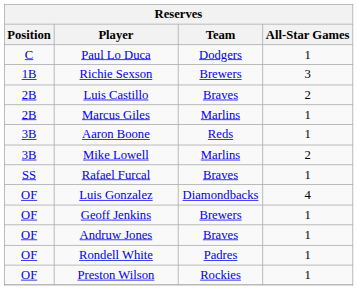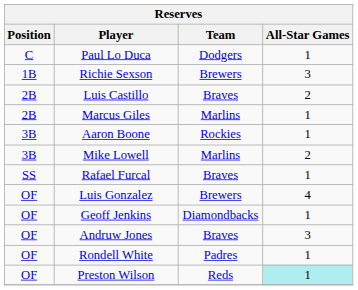(221, 134) Reds -> (221, 134) Rockies
(221, 194) Diamondbacks -> (221, 194) Brewers
(221, 214) Brewers -> (221, 214) Diamondbacks
(308, 235) 1 -> (308, 235) 3
(221, 275) Rockies -> (221, 275) Reds
(308, 275) no background -> (308, 275) paleturquoise background
